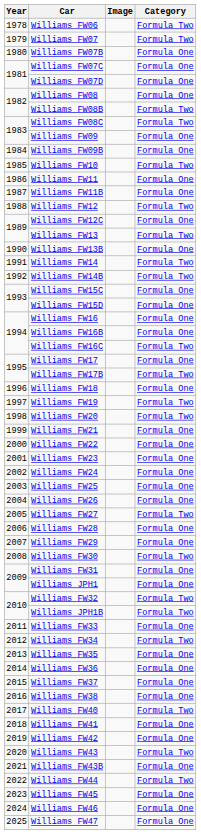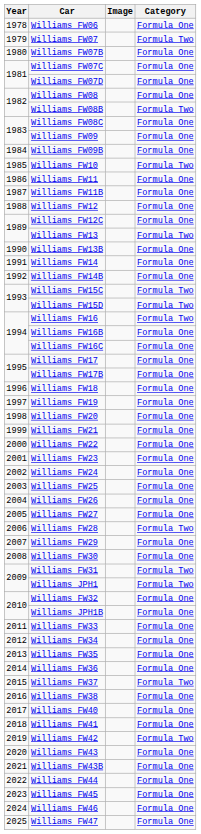(165, 25) Formula Two -> (165, 25) Formula One
(165, 123) Formula Two -> (165, 123) Formula One
(165, 207) Formula Two -> (165, 207) Formula One
(165, 263) Formula Two -> (165, 263) Formula One
(165, 277) Formula Two -> (165, 277) Formula One
(165, 291) Formula One -> (165, 291) Formula Two
(165, 305) Formula One -> (165, 305) Formula Two
(165, 319) Formula One -> (165, 319) Formula Two
(165, 347) Formula Two -> (165, 347) Formula One
(165, 375) Formula Two -> (165, 375) Formula One
(165, 403) Formula Two -> (165, 403) Formula One
(165, 417) Formula Two -> (165, 417) Formula One
(165, 515) Formula Two -> (165, 515) Formula One
(165, 529) Formula One -> (165, 529) Formula Two
(165, 557) Formula Two -> (165, 557) Formula One
(165, 571) Formula One -> (165, 571) Formula Two
(165, 585) Formula One -> (165, 585) Formula Two
(165, 599) Formula Two -> (165, 599) Formula One
(165, 613) Formula Two -> (165, 613) Formula One
(165, 641) Formula Two -> (165, 641) Formula One
(165, 683) Formula One -> (165, 683) Formula Two
(165, 711) Formula Two -> (165, 711) Formula One
(165, 738) Formula One -> (165, 738) Formula Two
(165, 752) Formula Two -> (165, 752) Formula One
(165, 780) Formula Two -> (165, 780) Formula One
